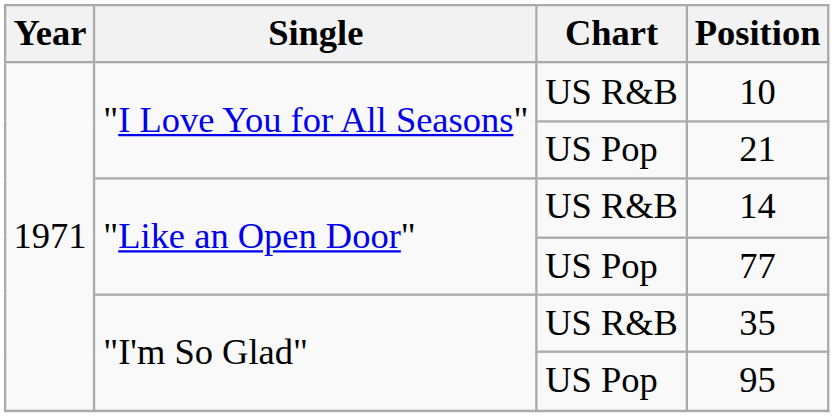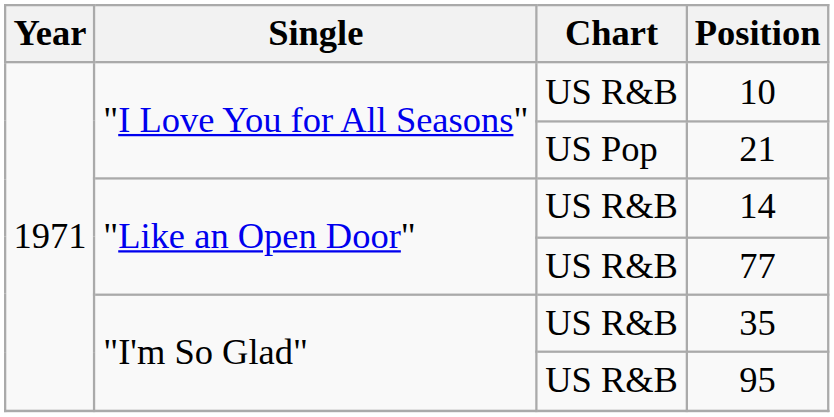(601, 264) US Pop -> (612, 264) US R&B
(601, 380) US Pop -> (612, 380) US R&B
